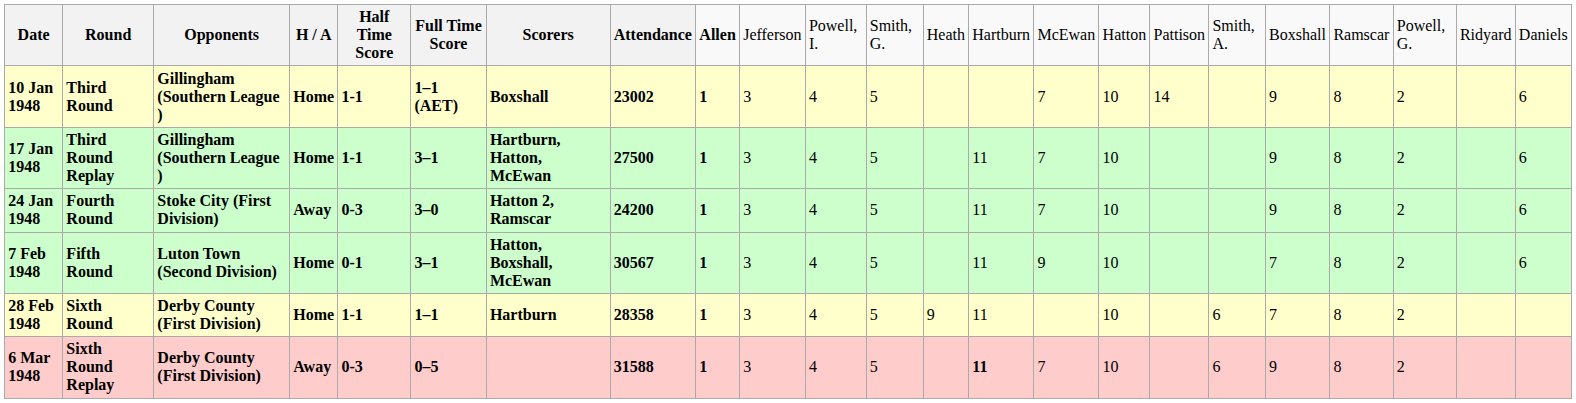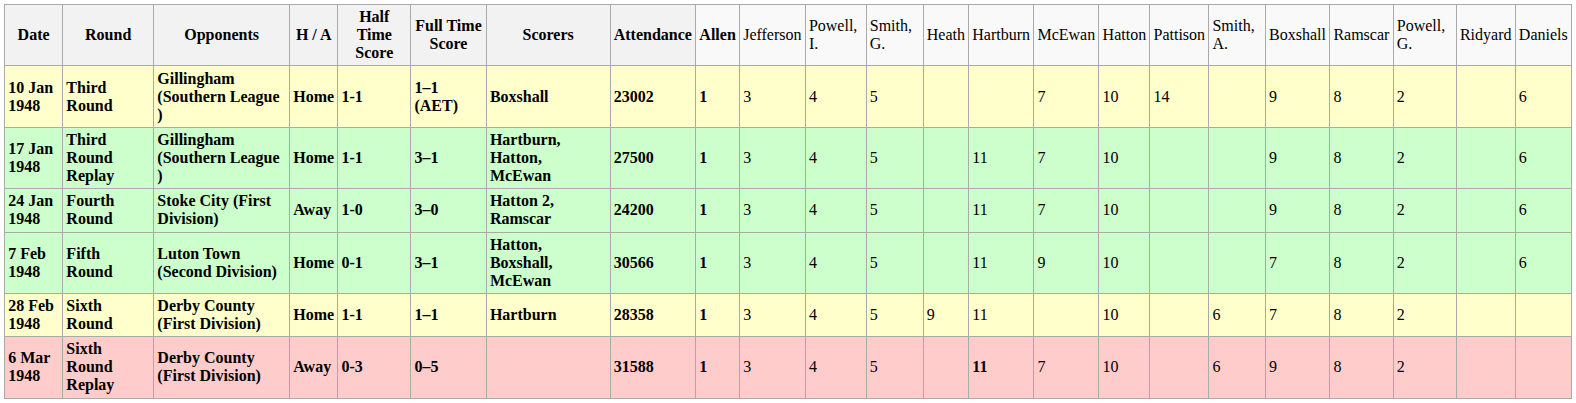(352, 210) 0-3 -> (352, 210) 1-0
(634, 262) 30567 -> (634, 262) 30566
